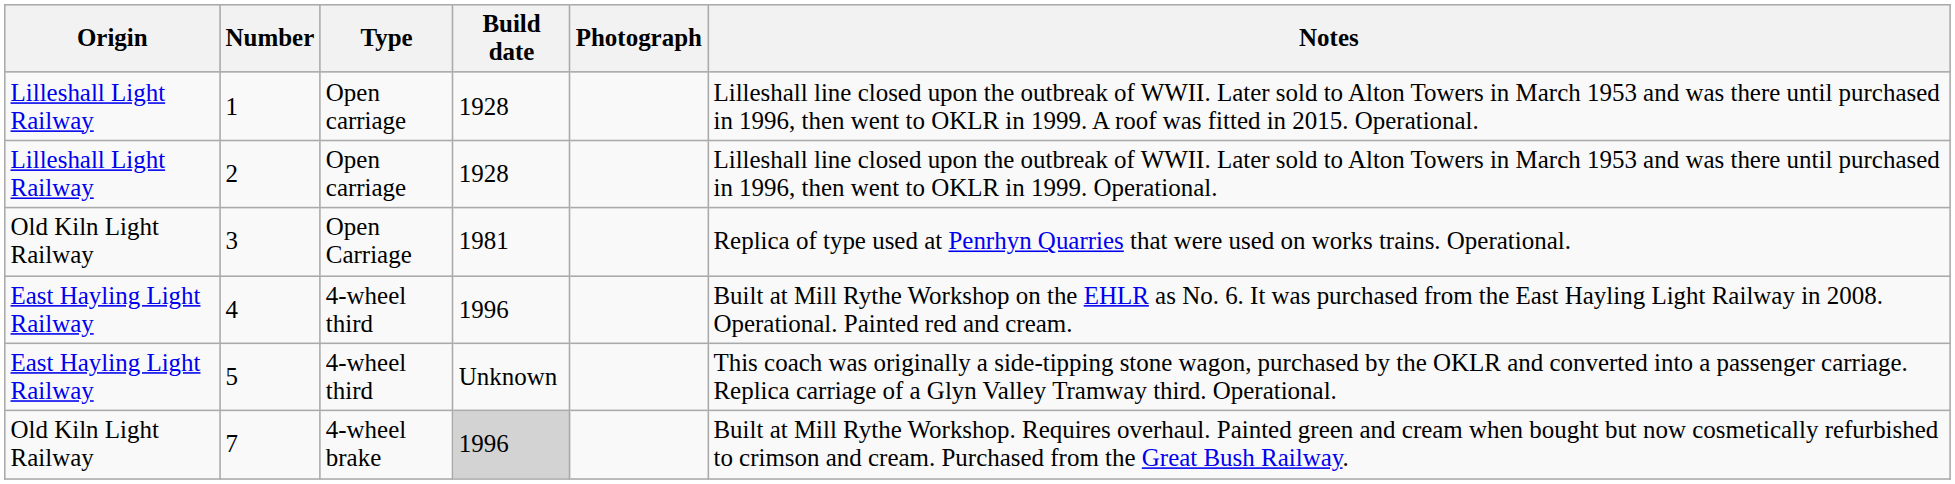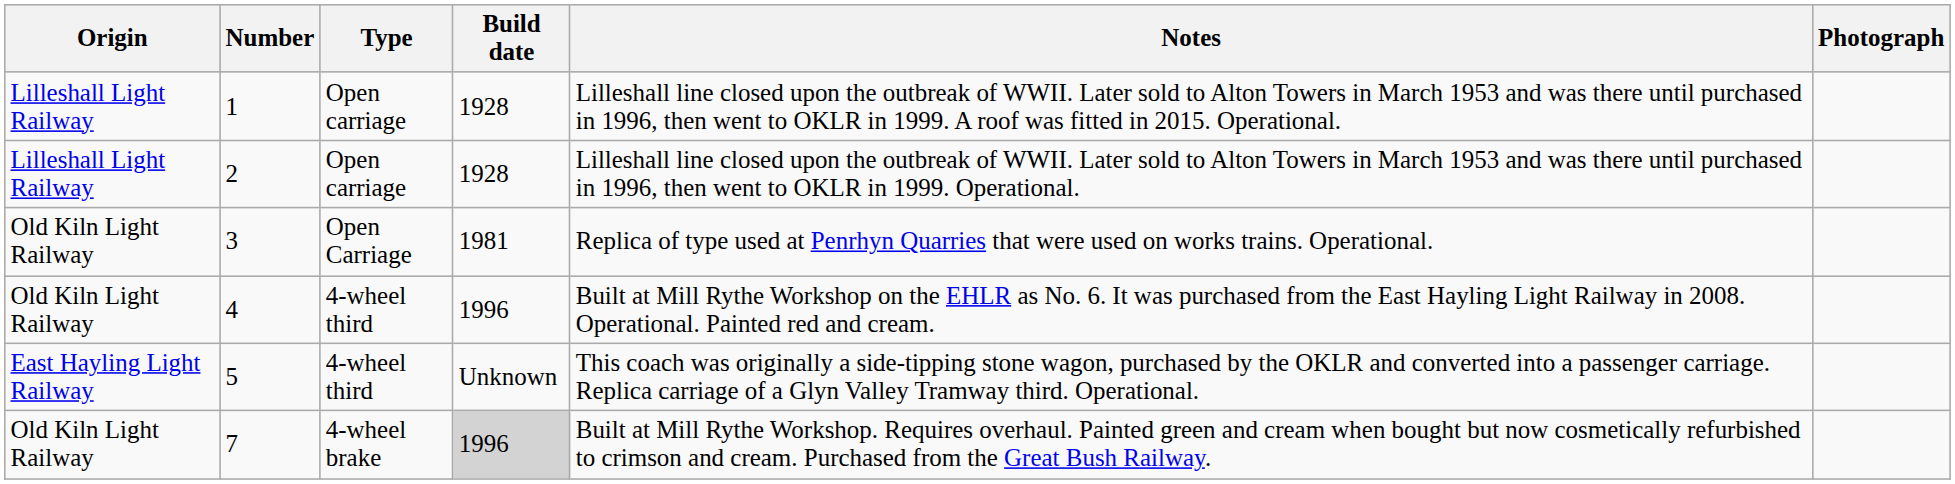columns swapped: (1329, 38) <-> (639, 38)
(106, 308) East Hayling Light Railway -> (85, 308) Old Kiln Light Railway
